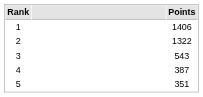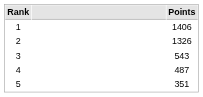(182, 41) 1322 -> (182, 41) 1326
(182, 70) 387 -> (182, 70) 487
